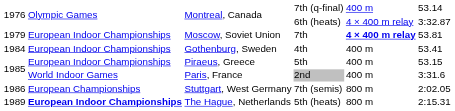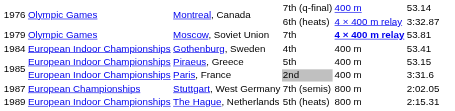(99, 35) European Indoor Championships -> (63, 35) Olympic Games
(73, 75) World Indoor Games -> (99, 75) European Indoor Championships
(15, 89) 1986 -> (15, 89) 1987
(105, 102) bold -> (99, 102) normal
